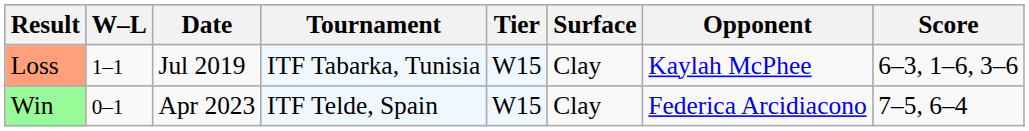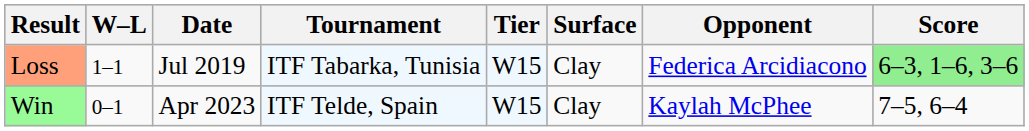(730, 65) Kaylah McPhee -> (757, 65) Federica Arcidiacono
(948, 65) no background -> (948, 65) lightgreen background
(757, 105) Federica Arcidiacono -> (730, 105) Kaylah McPhee
